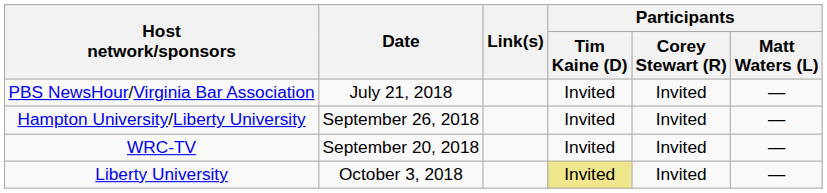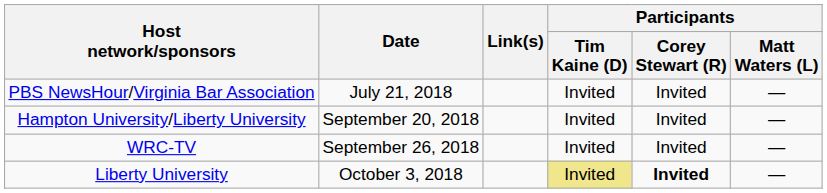(401, 119) September 26, 2018 -> (401, 119) September 20, 2018
(401, 147) September 20, 2018 -> (401, 147) September 26, 2018
(681, 174) normal -> (681, 174) bold
